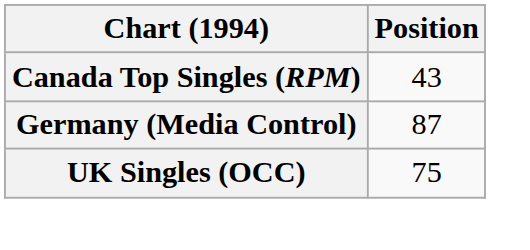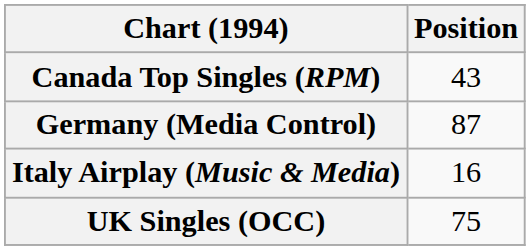+ row: (206, 172)
